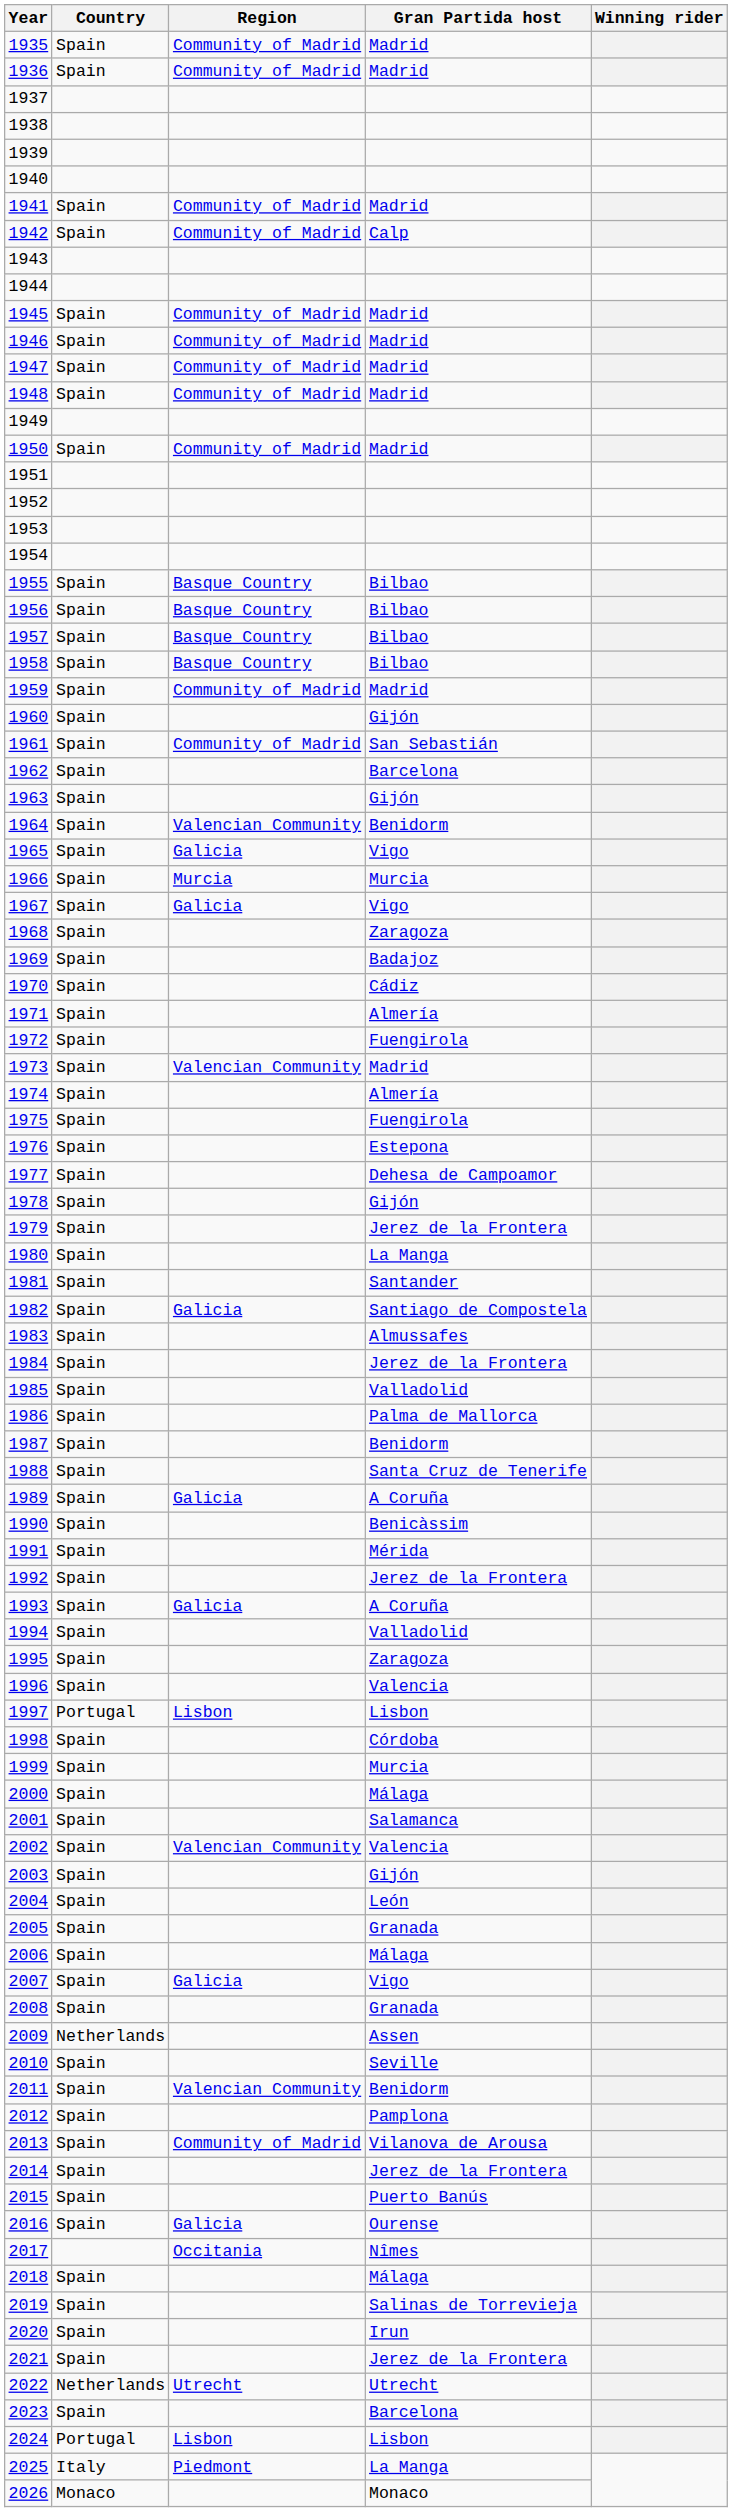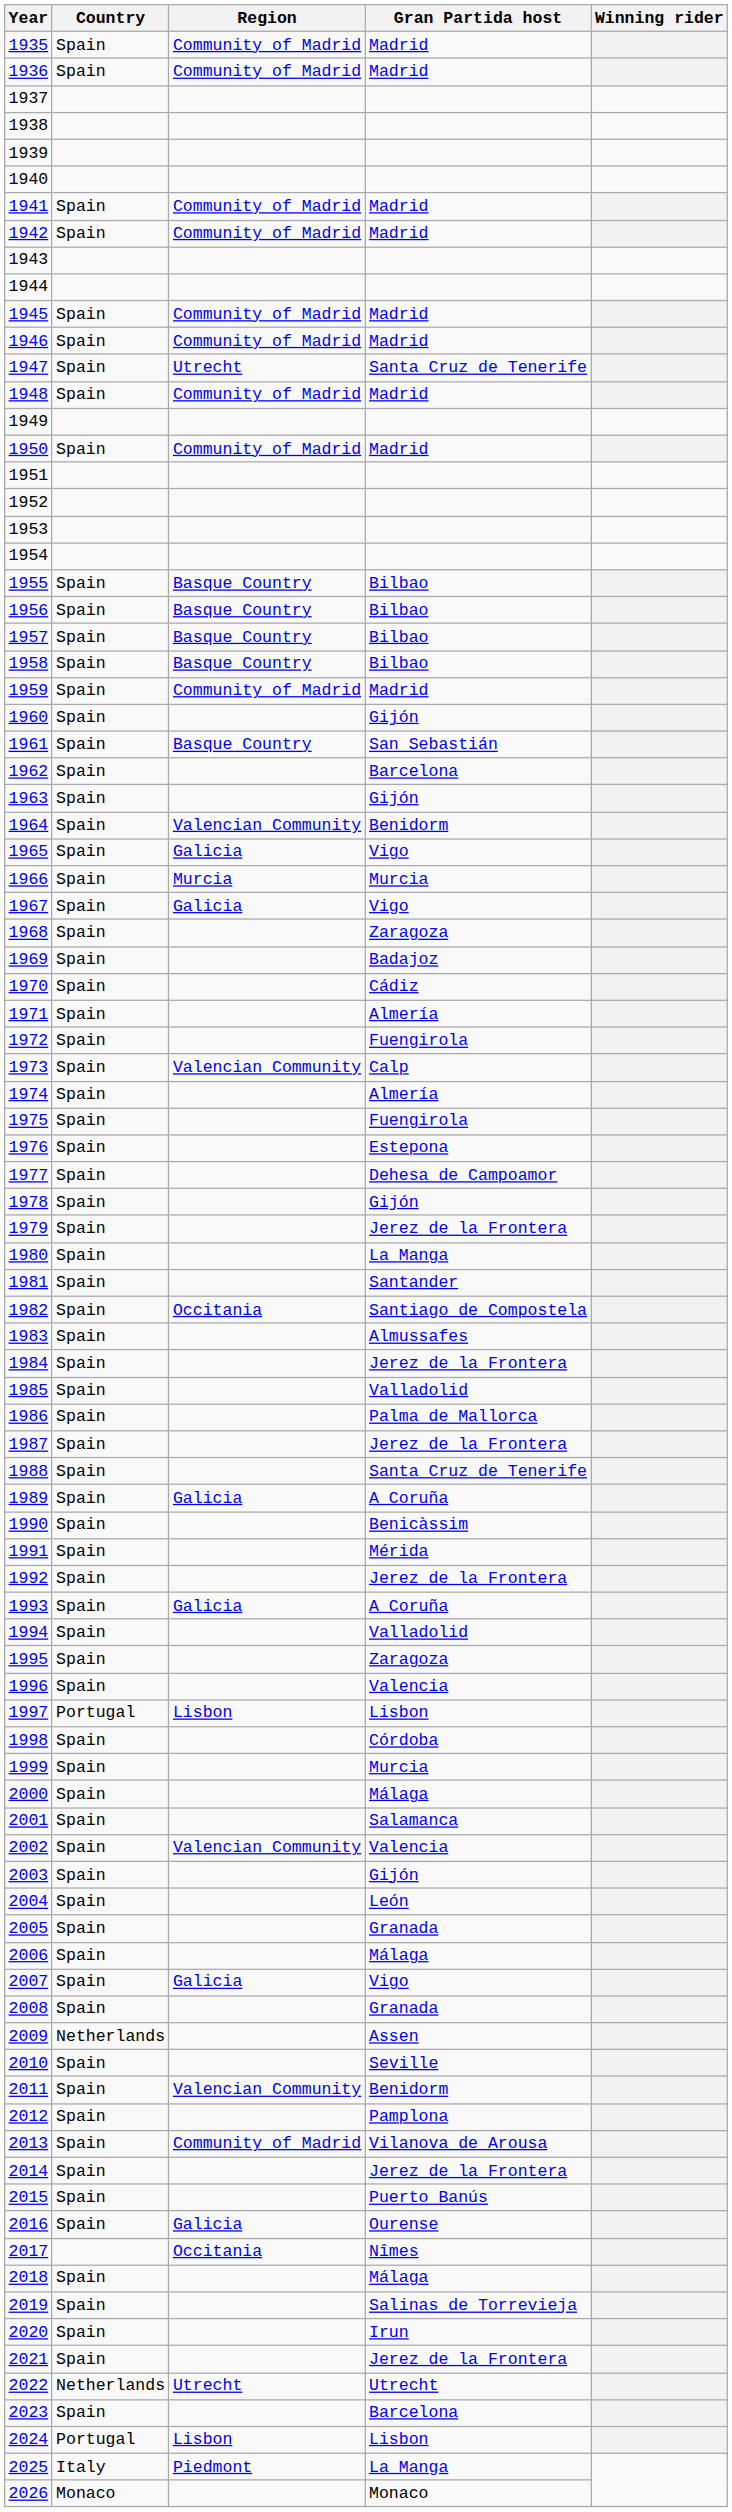(389, 233) Calp -> (399, 233) Madrid
(267, 368) Community of Madrid -> (208, 368) Utrecht
(399, 368) Madrid -> (478, 368) Santa Cruz de Tenerife
(267, 745) Community of Madrid -> (242, 745) Basque Country
(399, 1068) Madrid -> (389, 1068) Calp
(208, 1310) Galicia -> (218, 1310) Occitania
(409, 1444) Benidorm -> (468, 1444) Jerez de la Frontera
